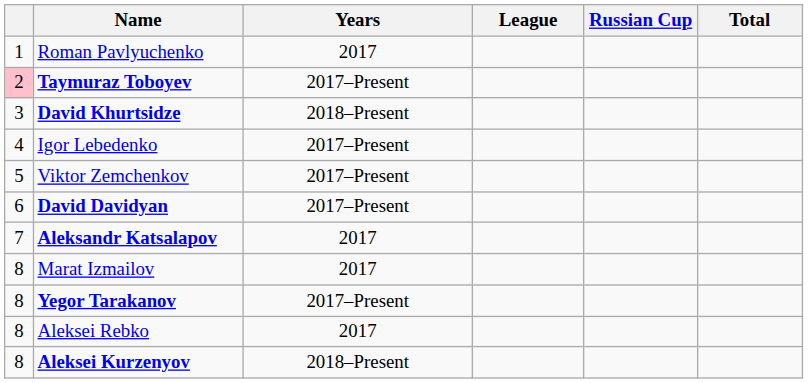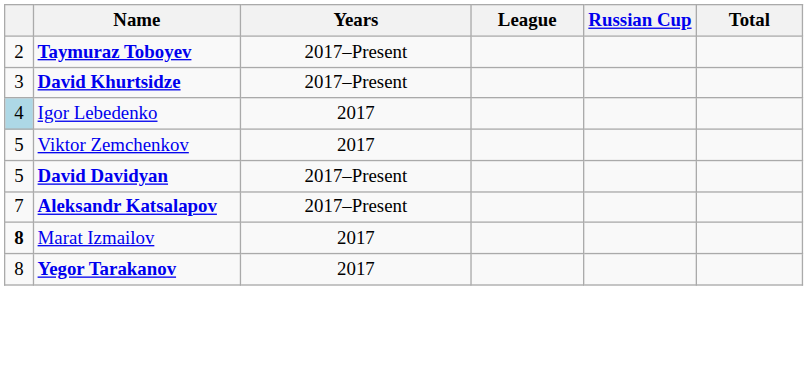- row: (121, 51)
(19, 82) pink background -> (19, 51) no background
(358, 113) 2018–Present -> (356, 82) 2017–Present
(19, 144) no background -> (19, 113) lightblue background
(358, 144) 2017–Present -> (356, 113) 2017
(358, 176) 2017–Present -> (356, 144) 2017
(19, 207) 6 -> (19, 176) 5
(358, 238) 2017 -> (356, 207) 2017–Present
(19, 269) normal -> (19, 238) bold
(358, 300) 2017–Present -> (356, 269) 2017
- row: (93, 331)
- row: (114, 362)
